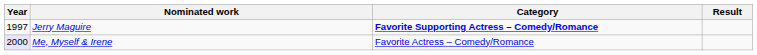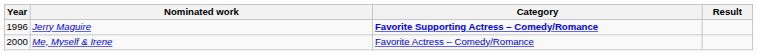(17, 27) 1997 -> (17, 27) 1996
(17, 42) lavender background -> (17, 42) no background
